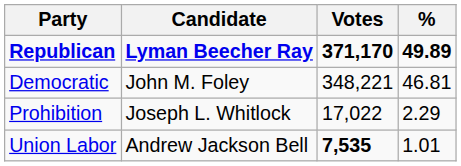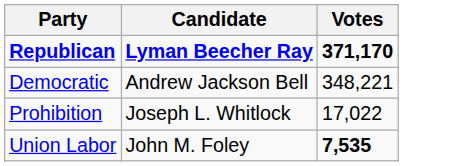- column: (427, 20)
(187, 82) John M. Foley -> (217, 82) Andrew Jackson Bell
(217, 144) Andrew Jackson Bell -> (187, 144) John M. Foley
